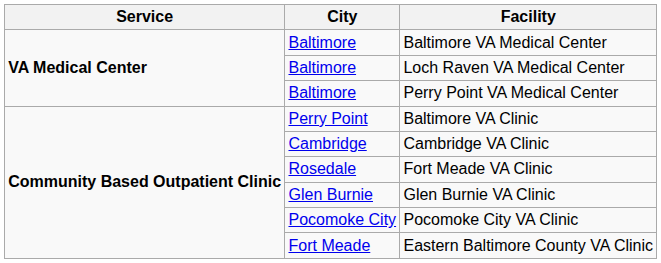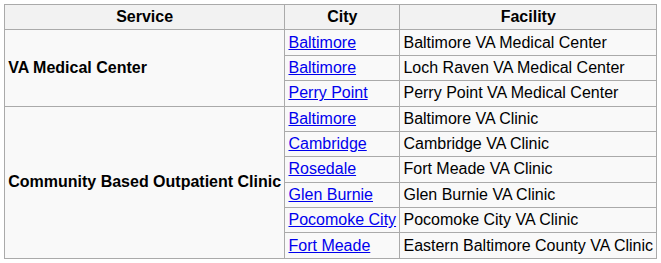(322, 93) Baltimore -> (328, 93) Perry Point
(328, 118) Perry Point -> (322, 118) Baltimore
